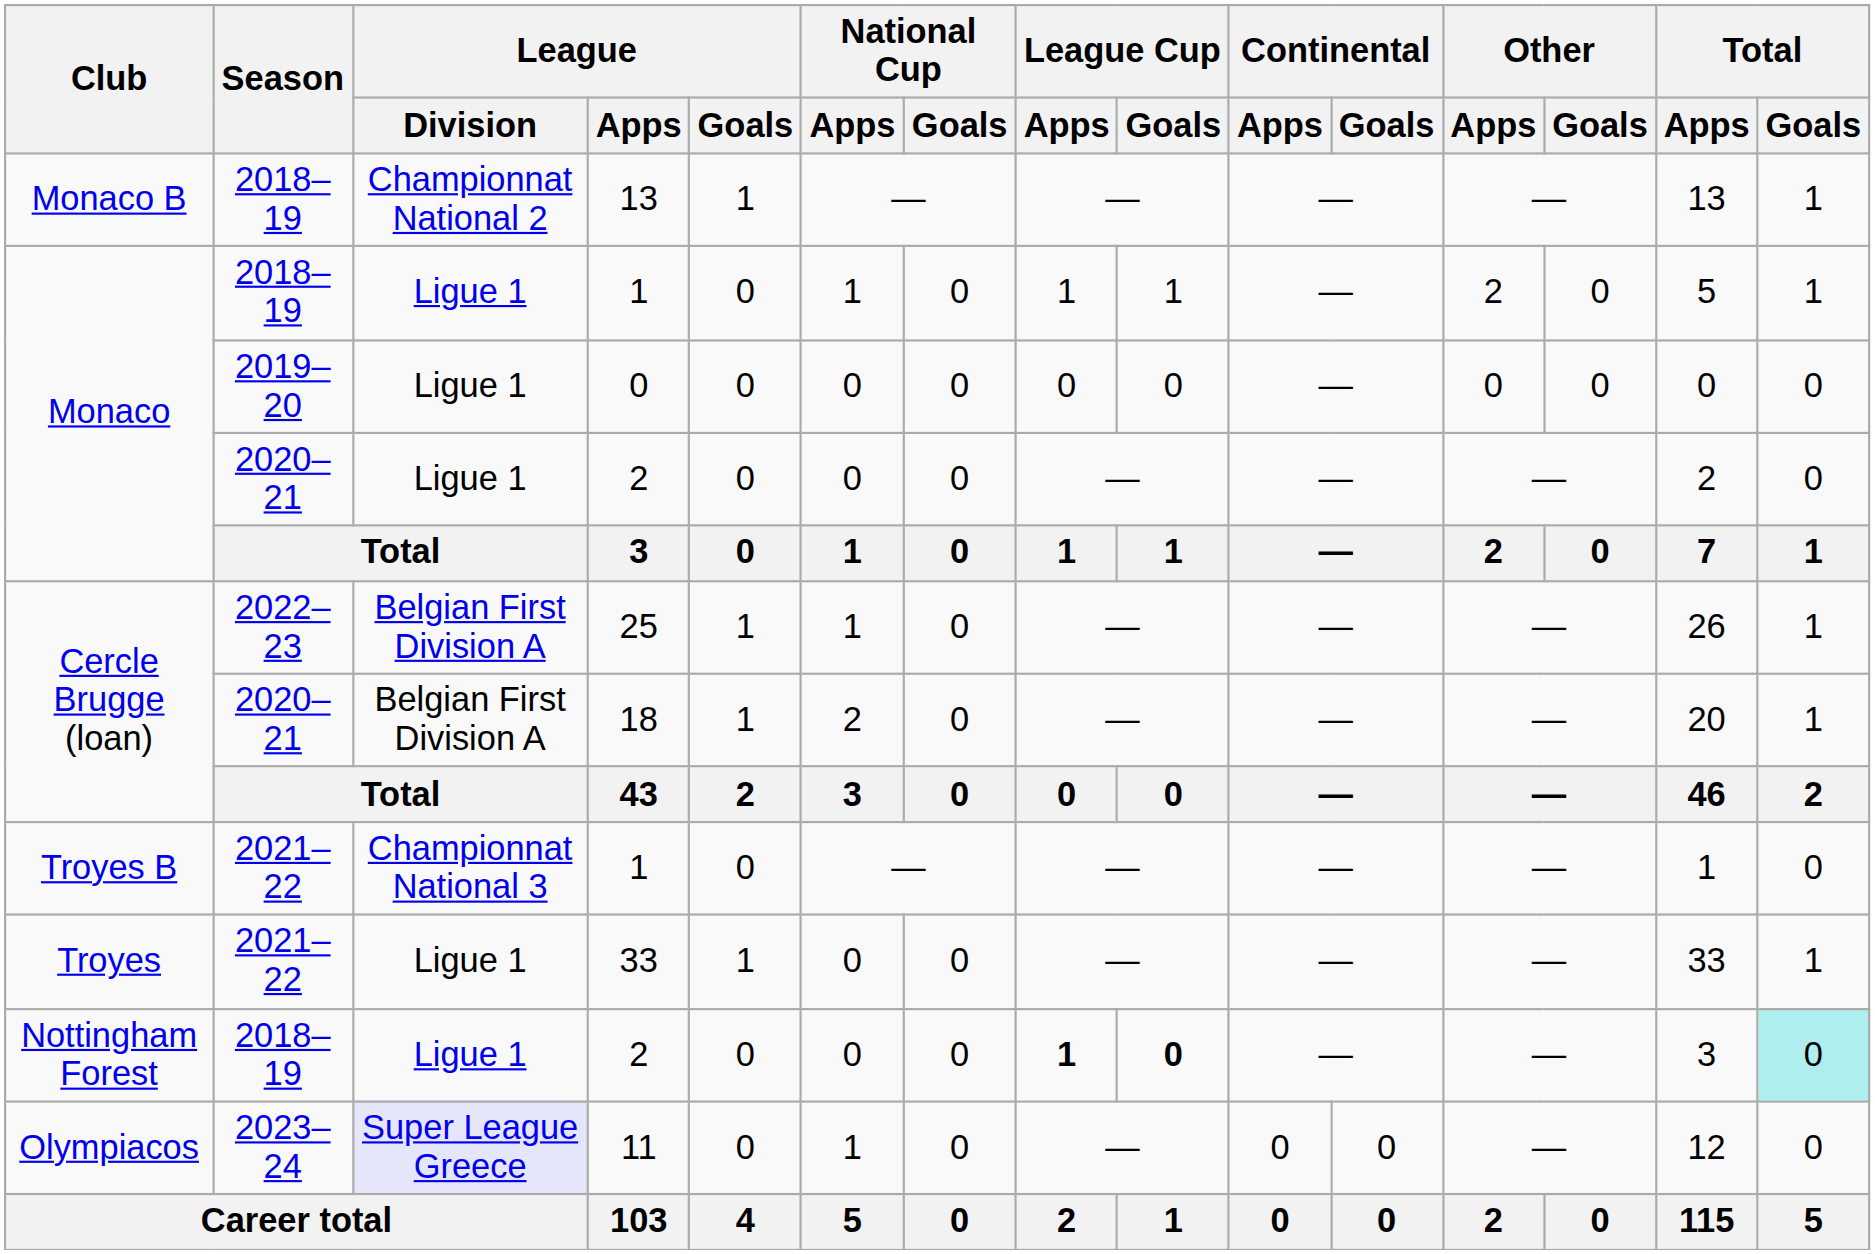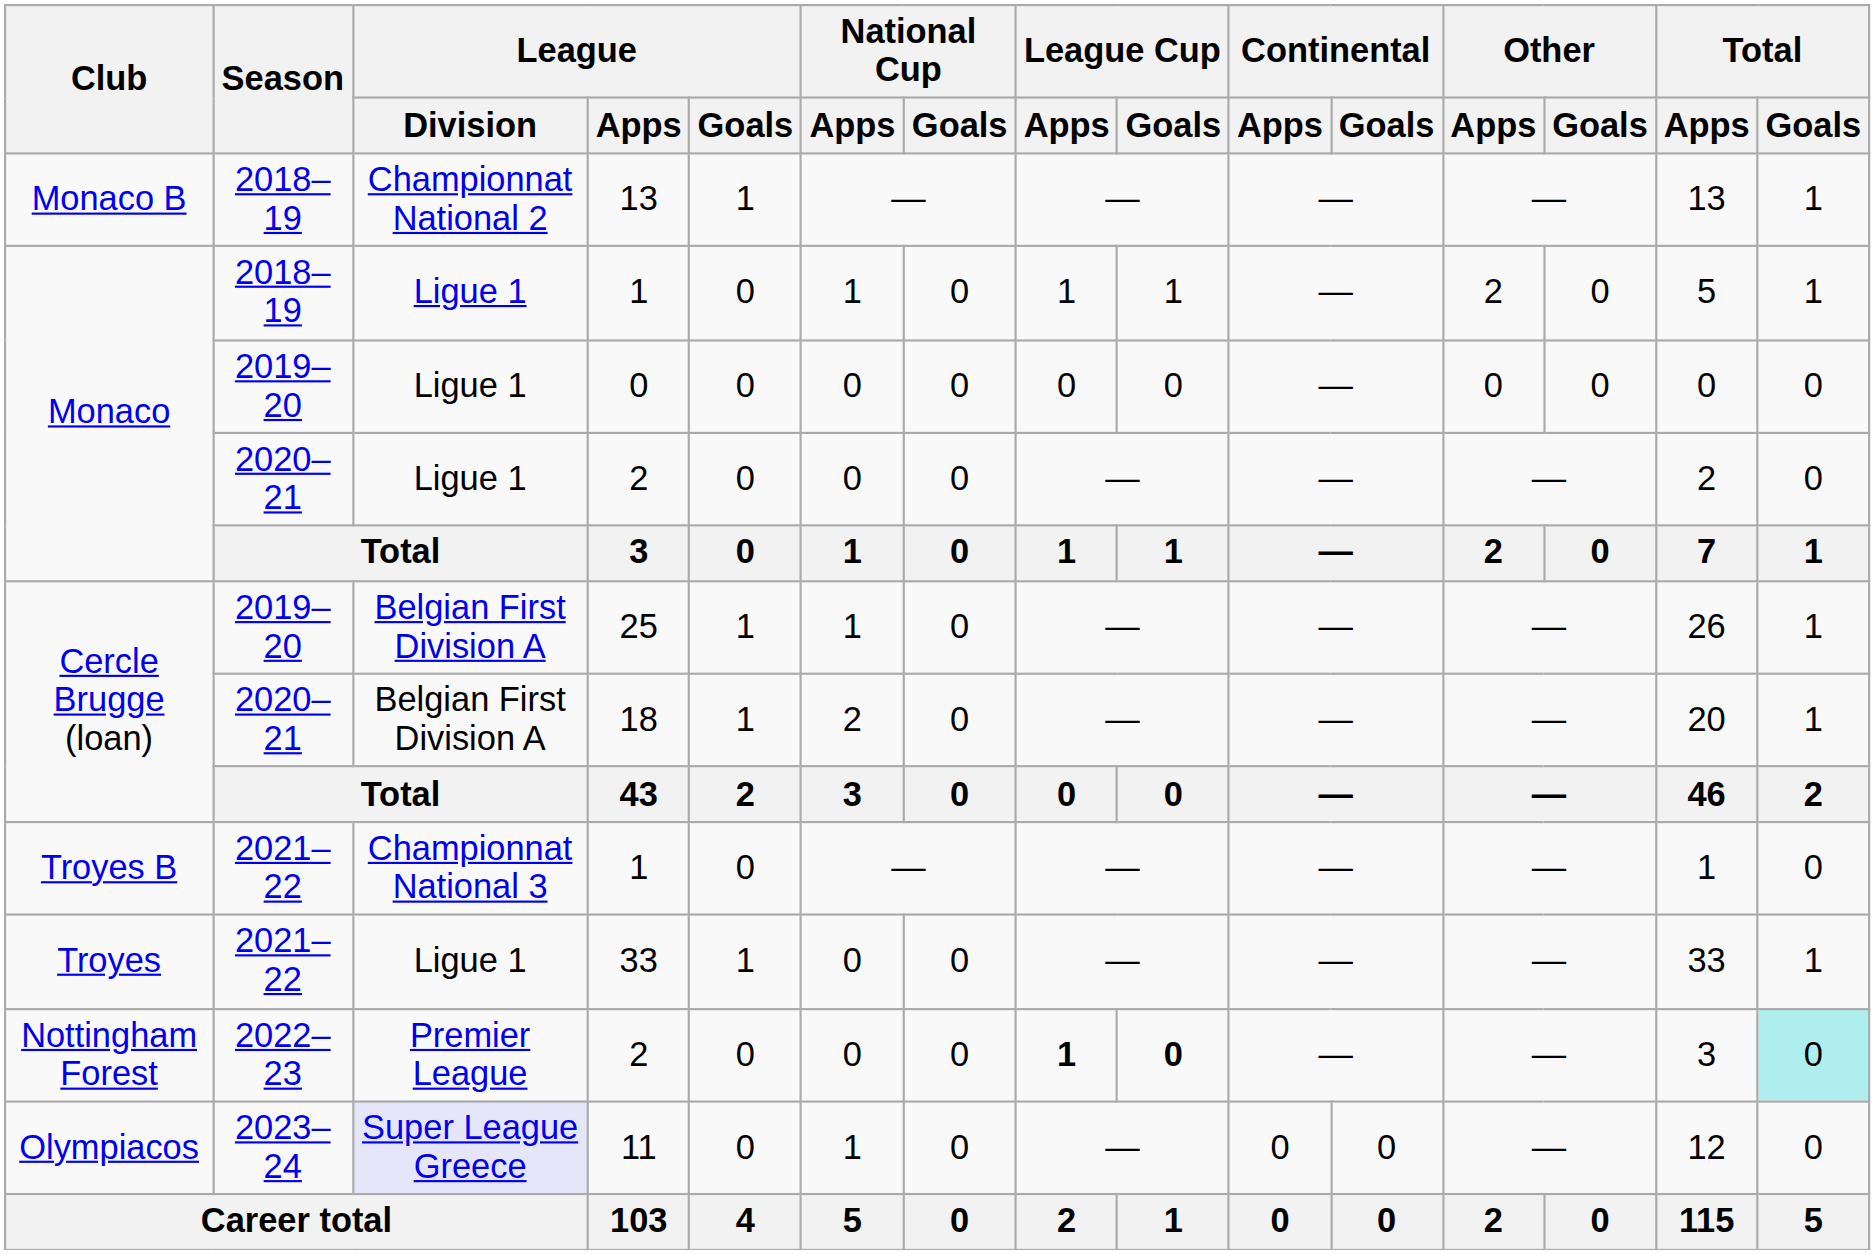(283, 626) 2022–23 -> (283, 626) 2019–20
(283, 1054) 2018–19 -> (283, 1054) 2022–23
(470, 1054) Ligue 1 -> (470, 1054) Premier League
